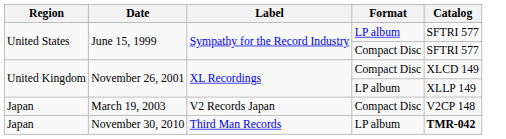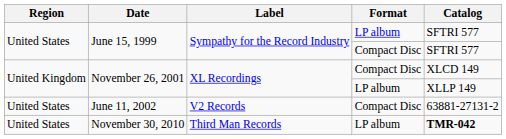+ row: (124, 106)
- row: (128, 106)
(20, 124) Japan -> (38, 124) United States
